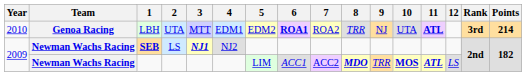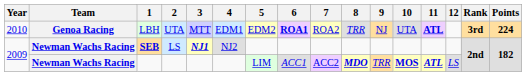(506, 29) 214 -> (506, 29) 224
